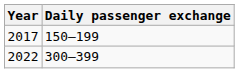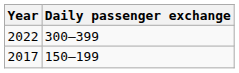rows swapped: (23, 36) <-> (23, 57)
